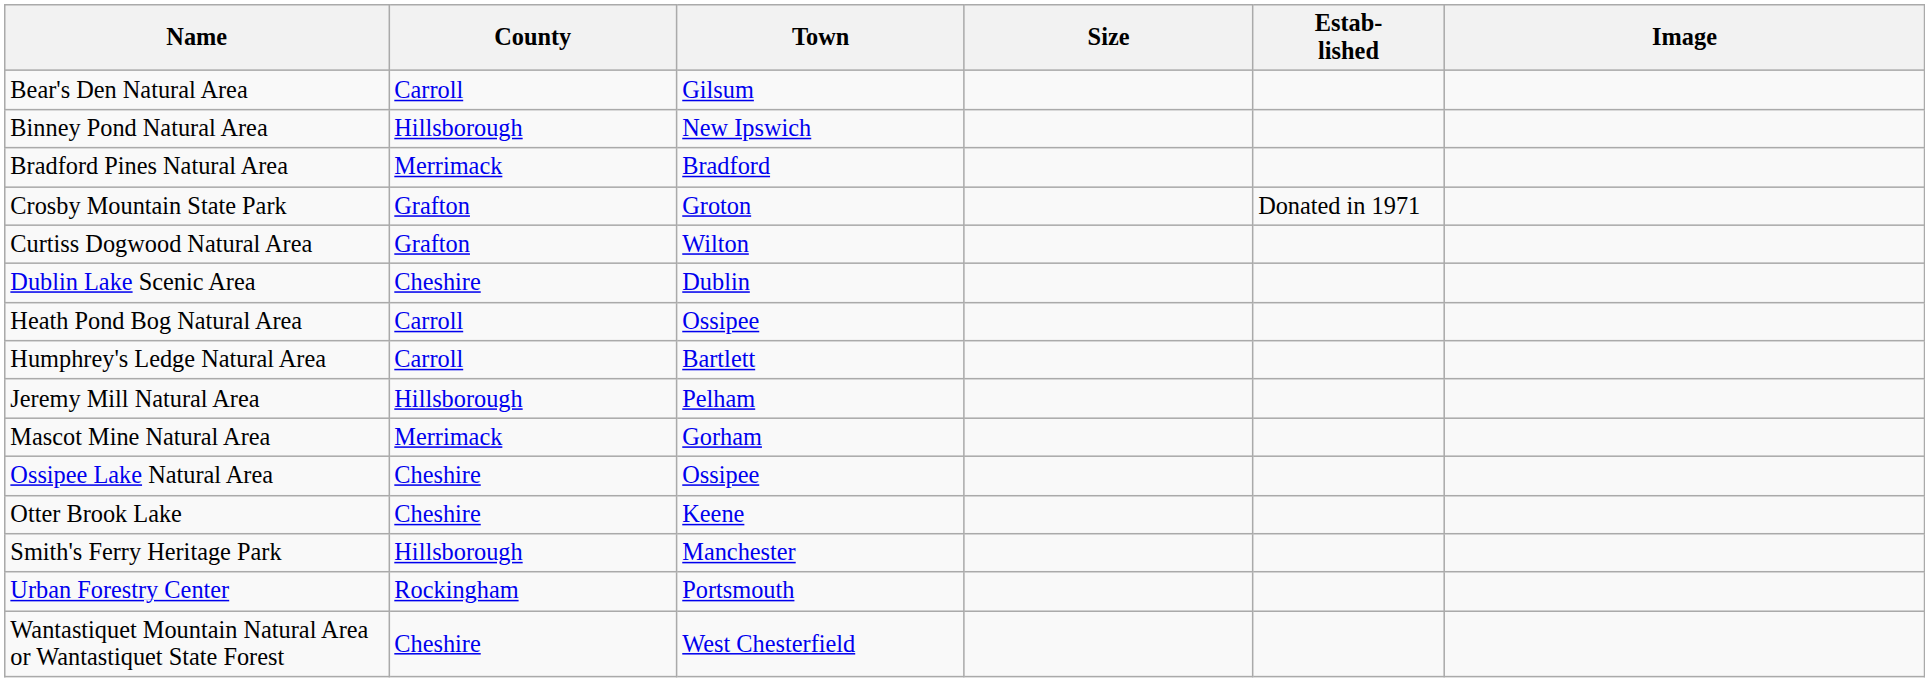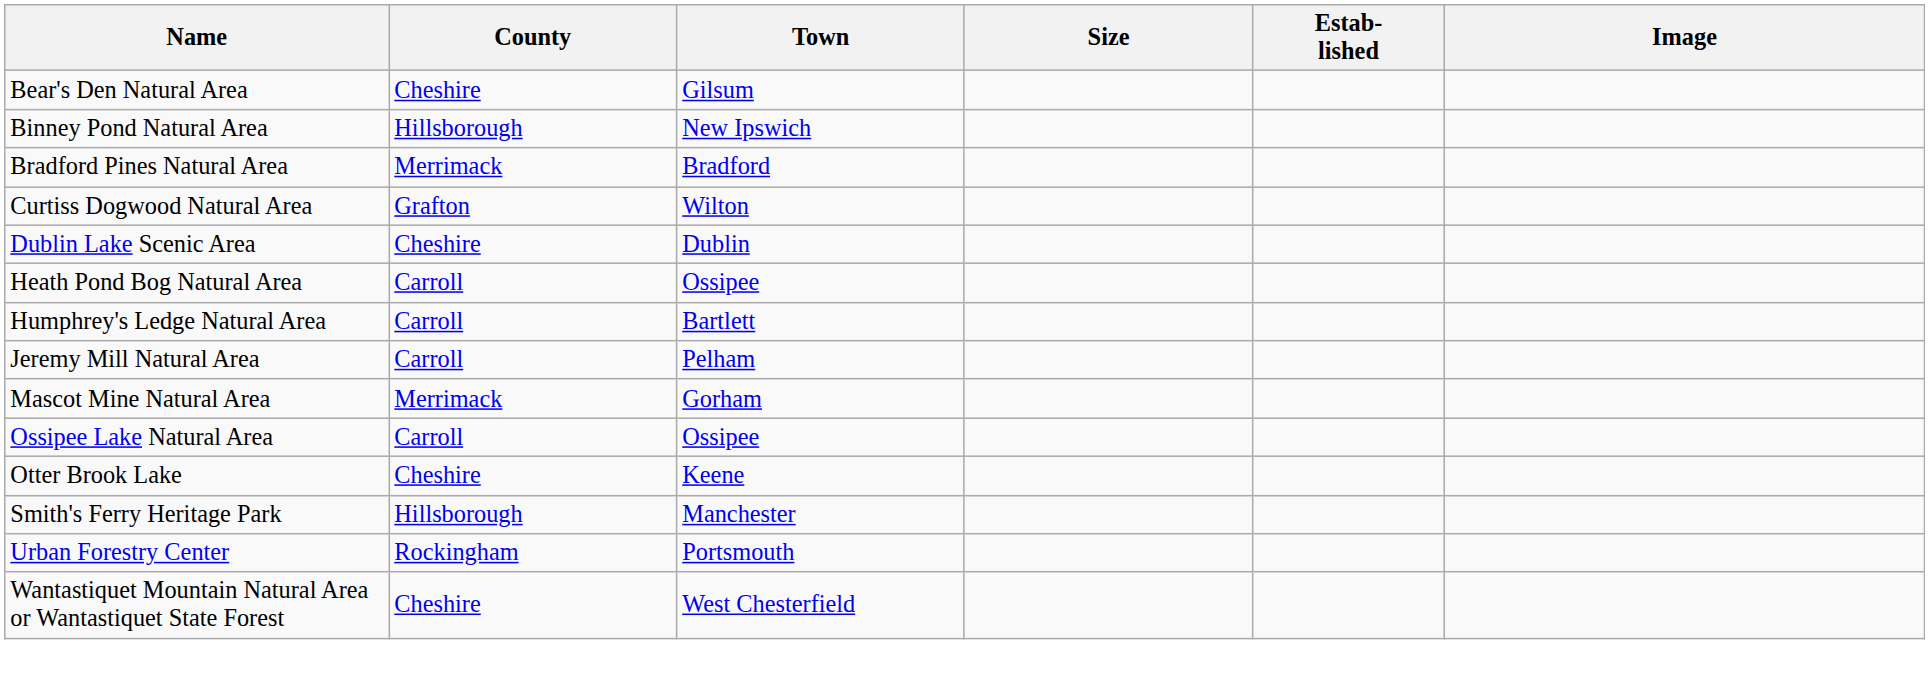(429, 89) Carroll -> (438, 89) Cheshire
- row: (149, 205)
(458, 398) Hillsborough -> (429, 359) Carroll
(438, 475) Cheshire -> (429, 436) Carroll
